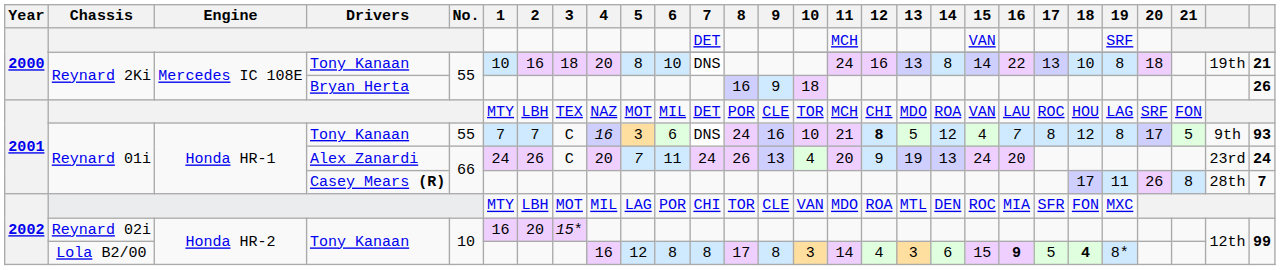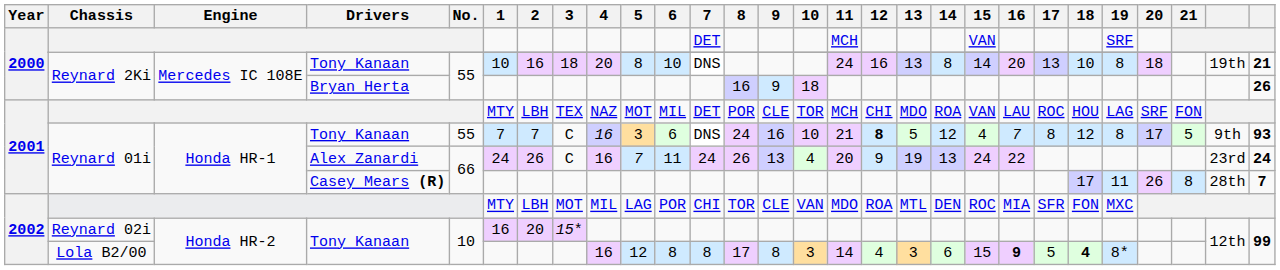(1017, 64) 22 -> (1017, 64) 20
(604, 159) 20 -> (604, 159) 16
(1017, 159) 20 -> (1017, 159) 22
